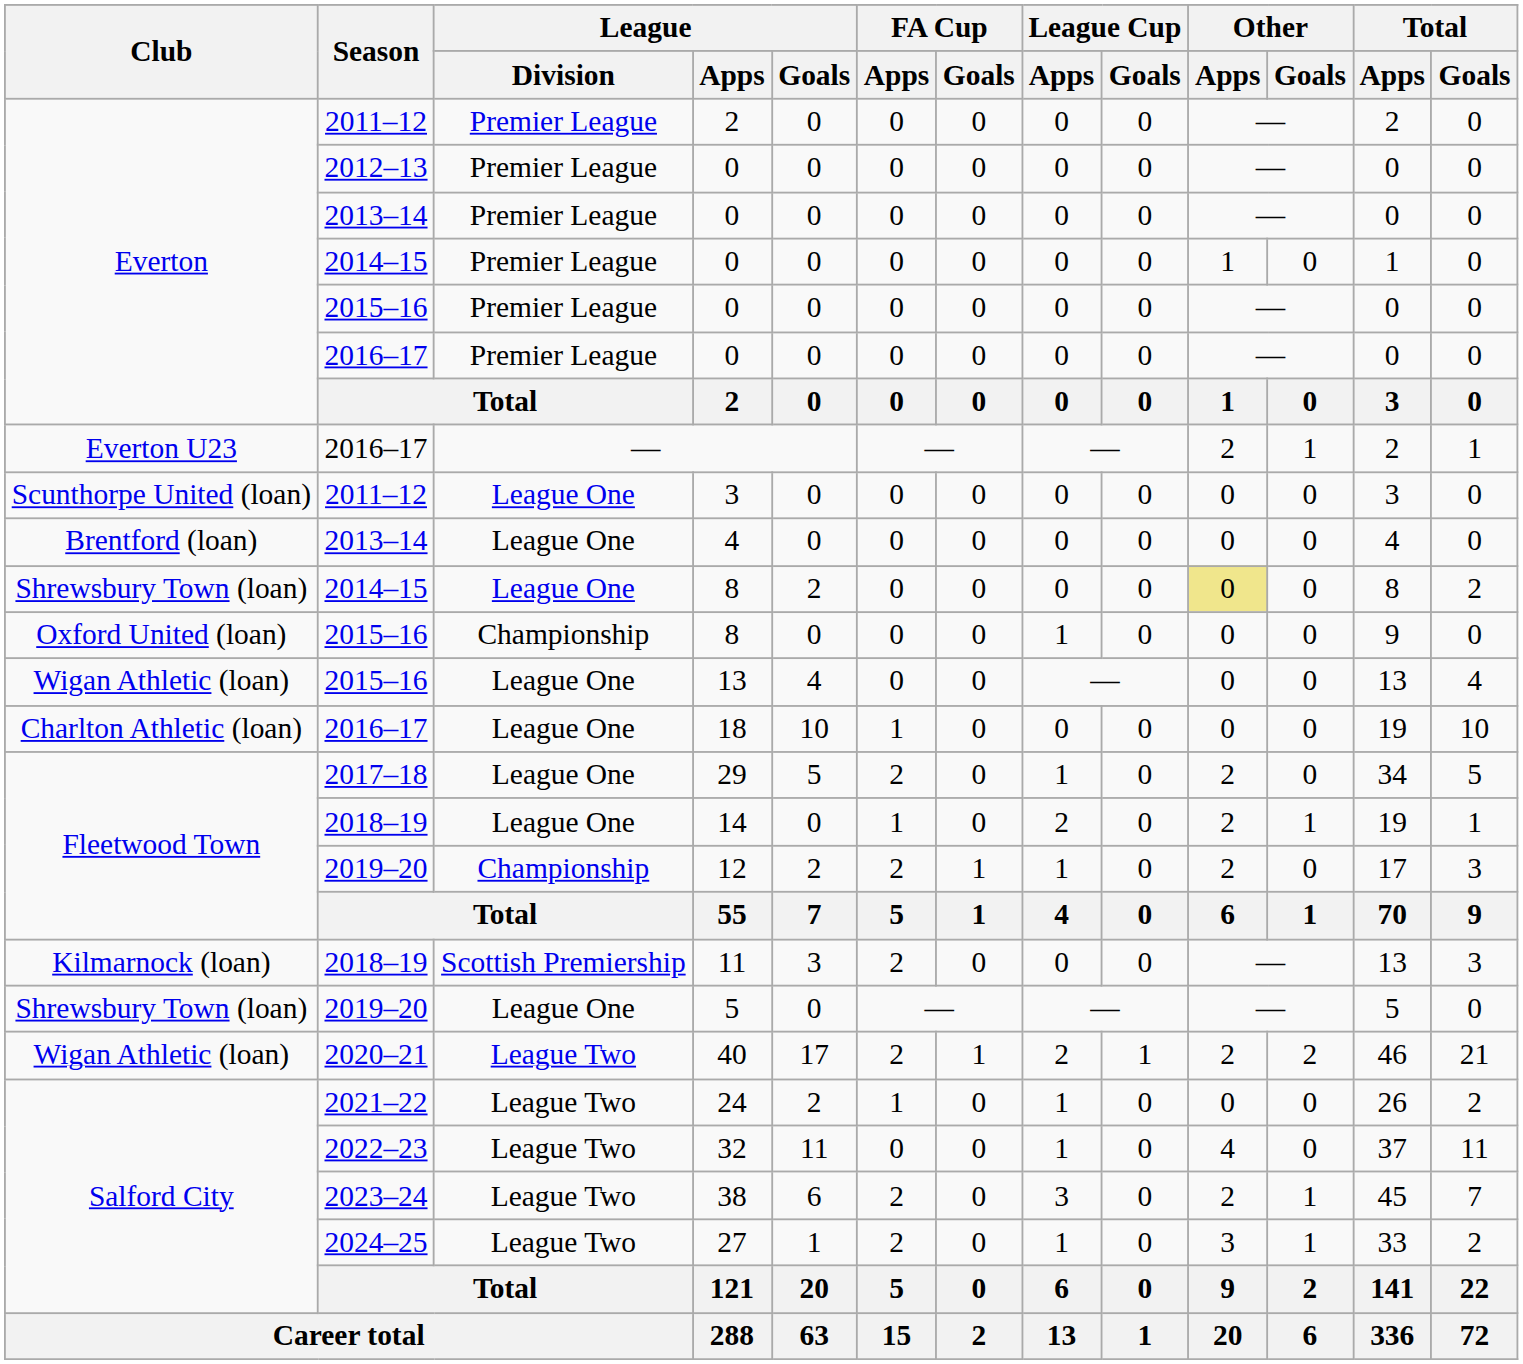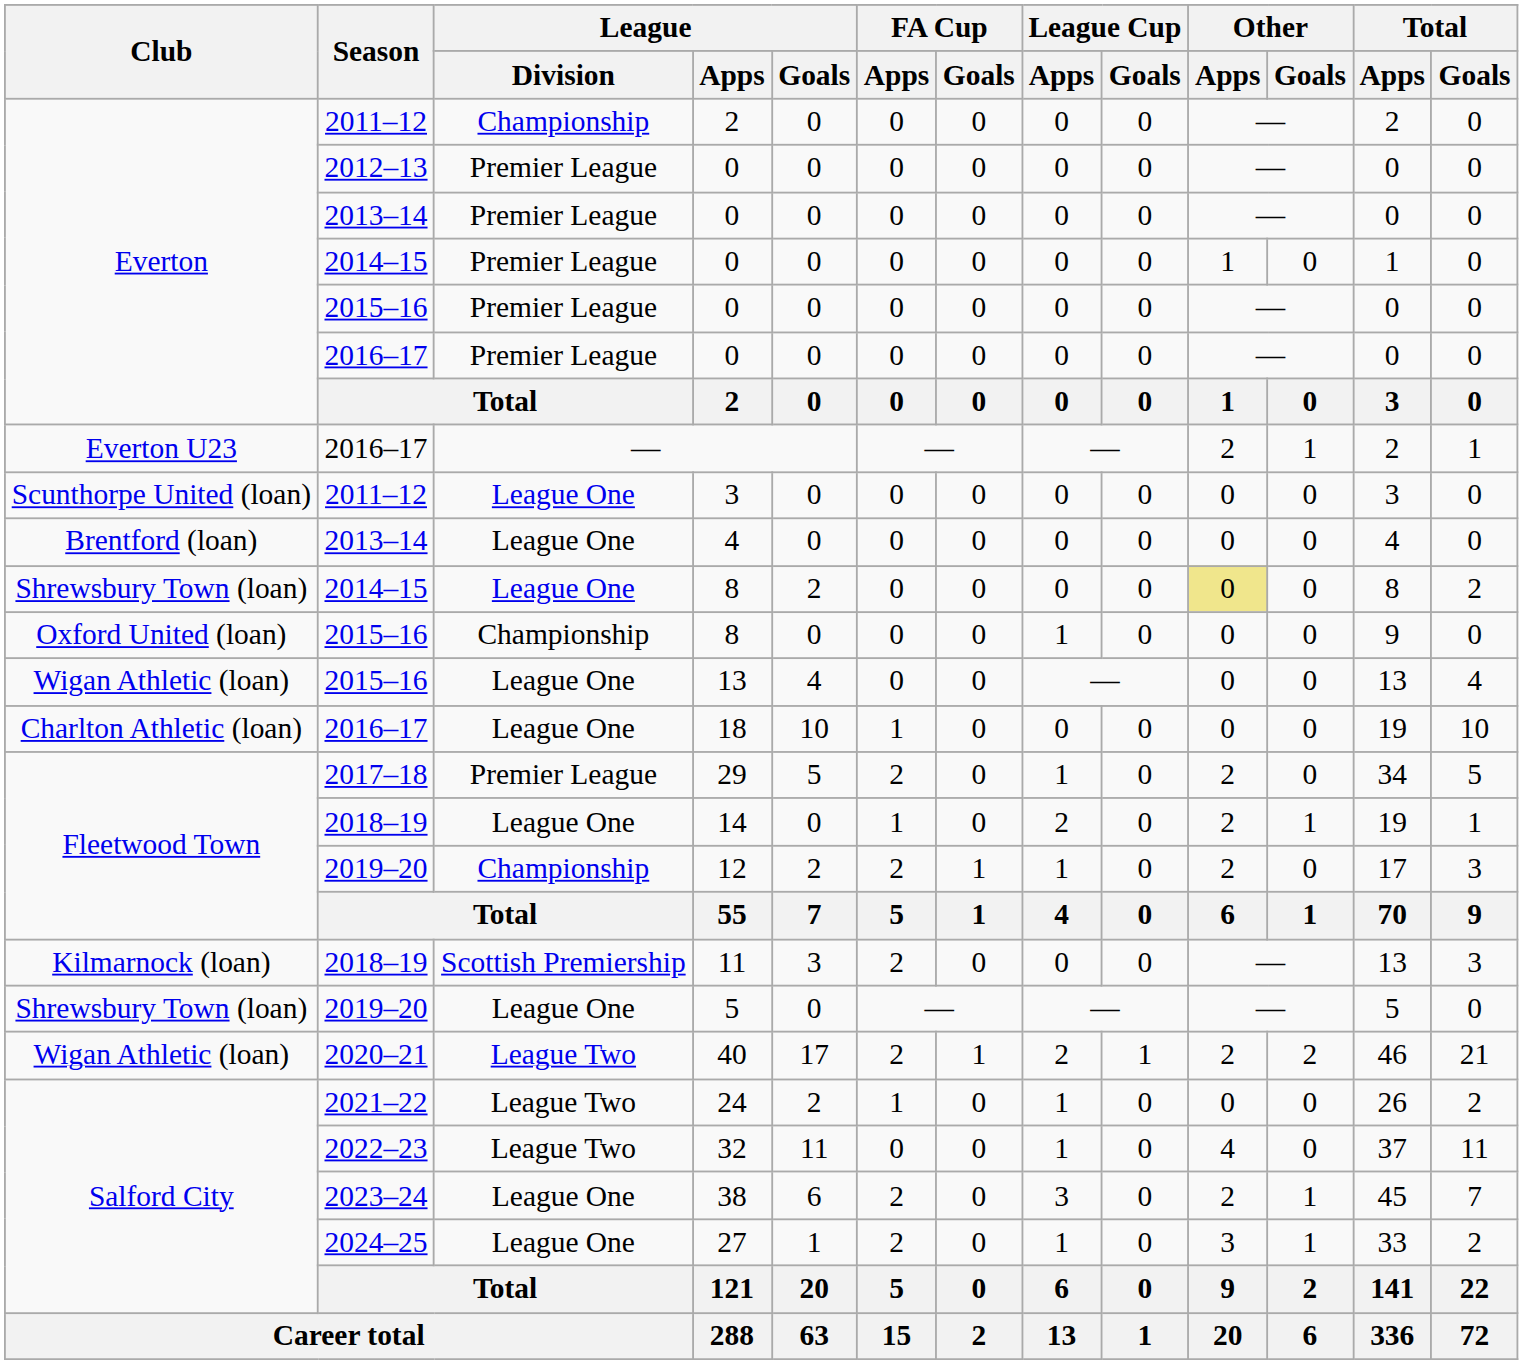(563, 121) Premier League -> (563, 121) Championship
(563, 774) League One -> (563, 774) Premier League
(563, 1195) League Two -> (563, 1195) League One
(563, 1241) League Two -> (563, 1241) League One
